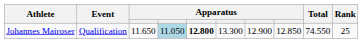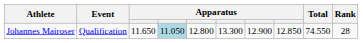(201, 31) bold -> (201, 31) normal
(345, 31) 25 -> (345, 31) 28
